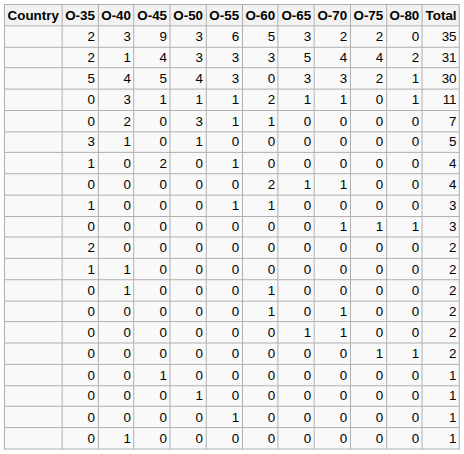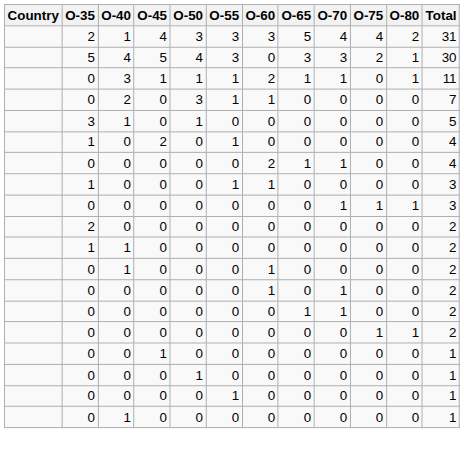- row: (91, 37)
